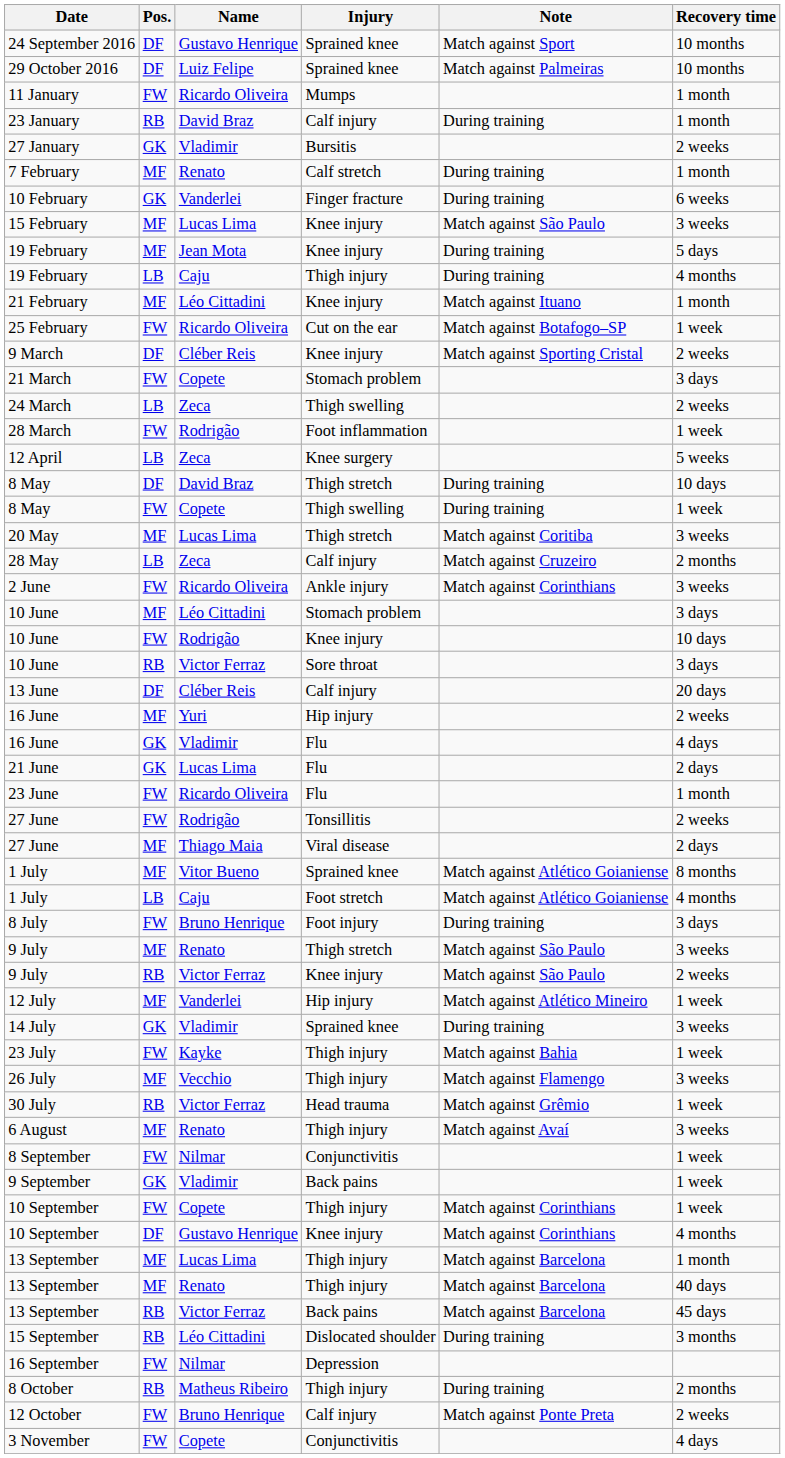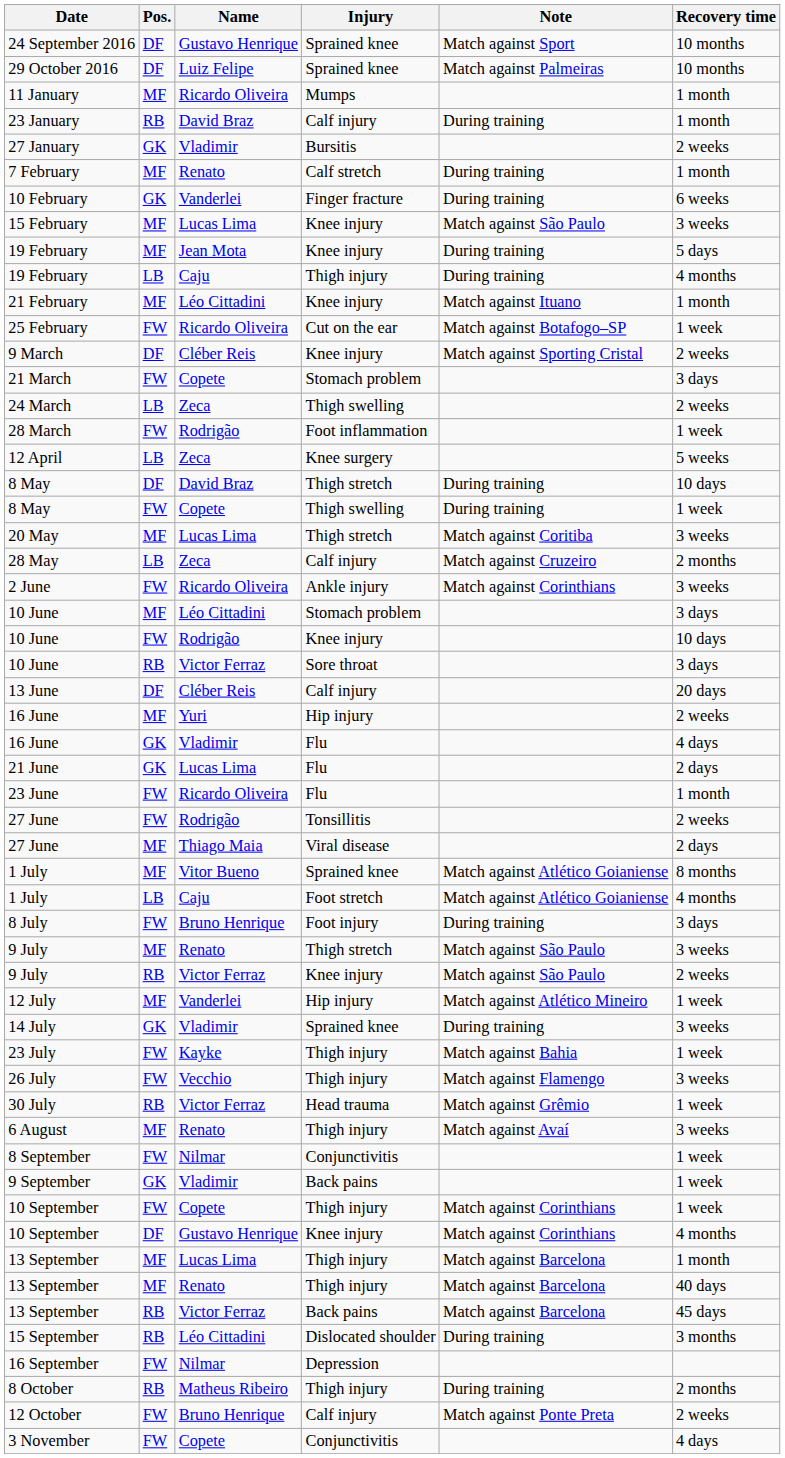(155, 95) FW -> (154, 95) MF
(154, 1078) MF -> (155, 1078) FW
